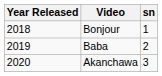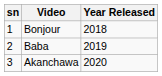columns swapped: (149, 12) <-> (43, 12)
